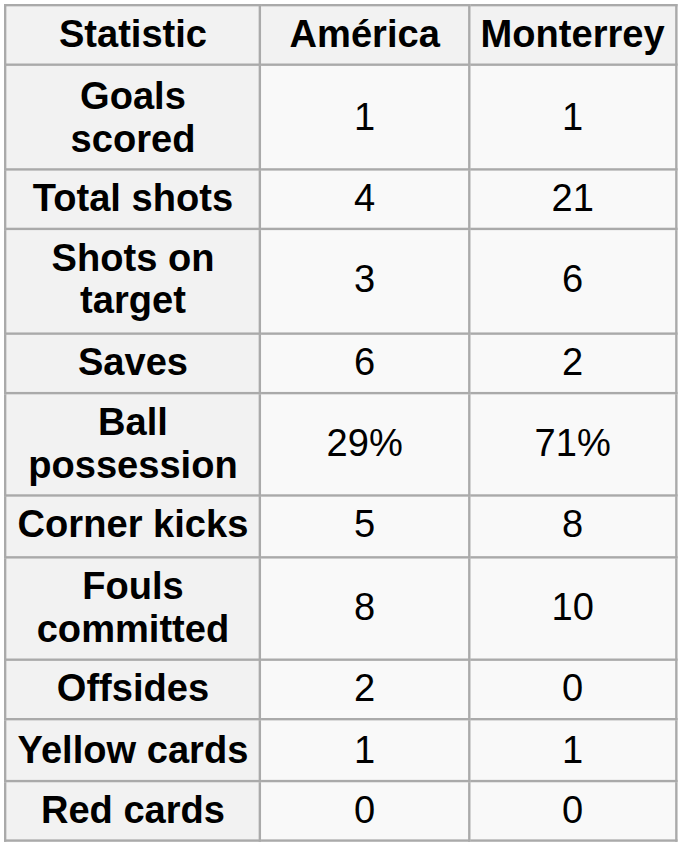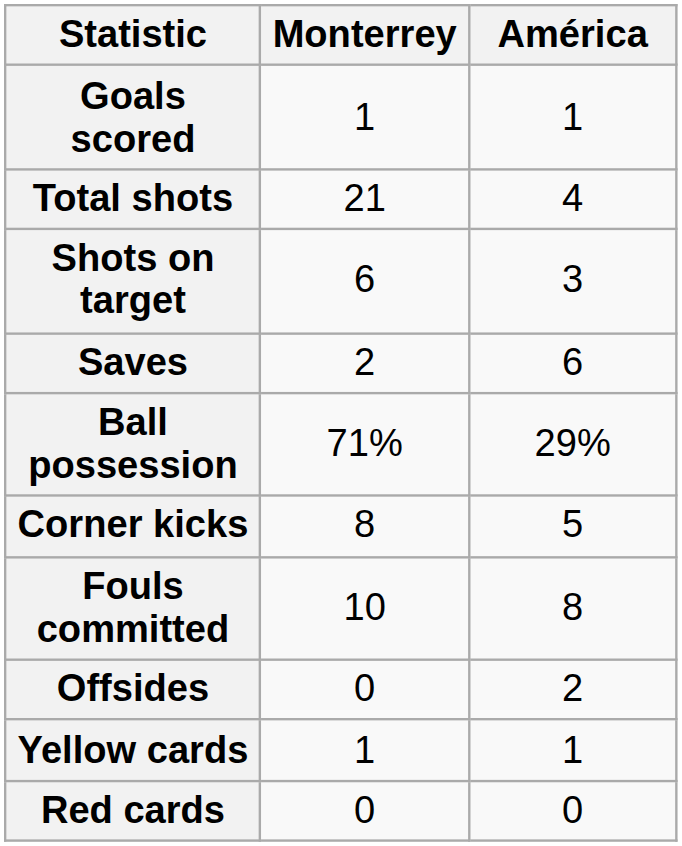columns swapped: (573, 34) <-> (365, 34)
